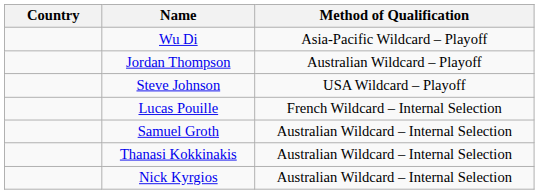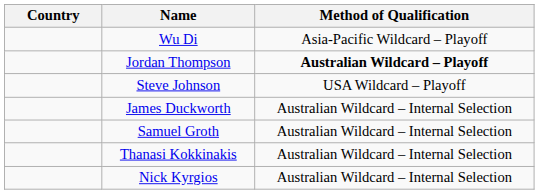(394, 62) normal -> (394, 62) bold
- row: (178, 108)
+ row: (178, 108)
